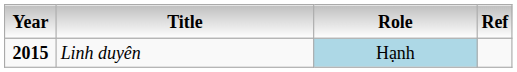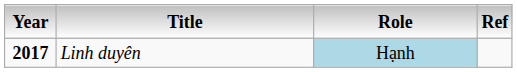(31, 52) 2015 -> (31, 52) 2017
